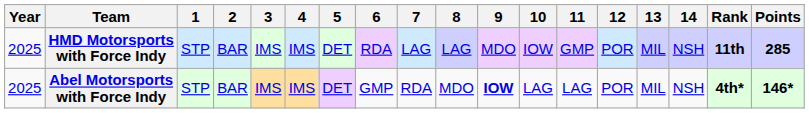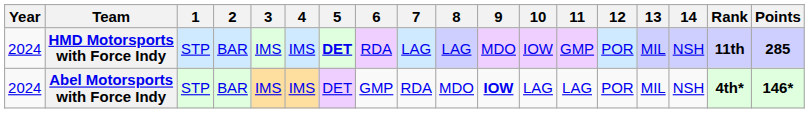(25, 48) 2025 -> (25, 48) 2024
(337, 48) normal -> (337, 48) bold
(25, 88) 2025 -> (25, 88) 2024
